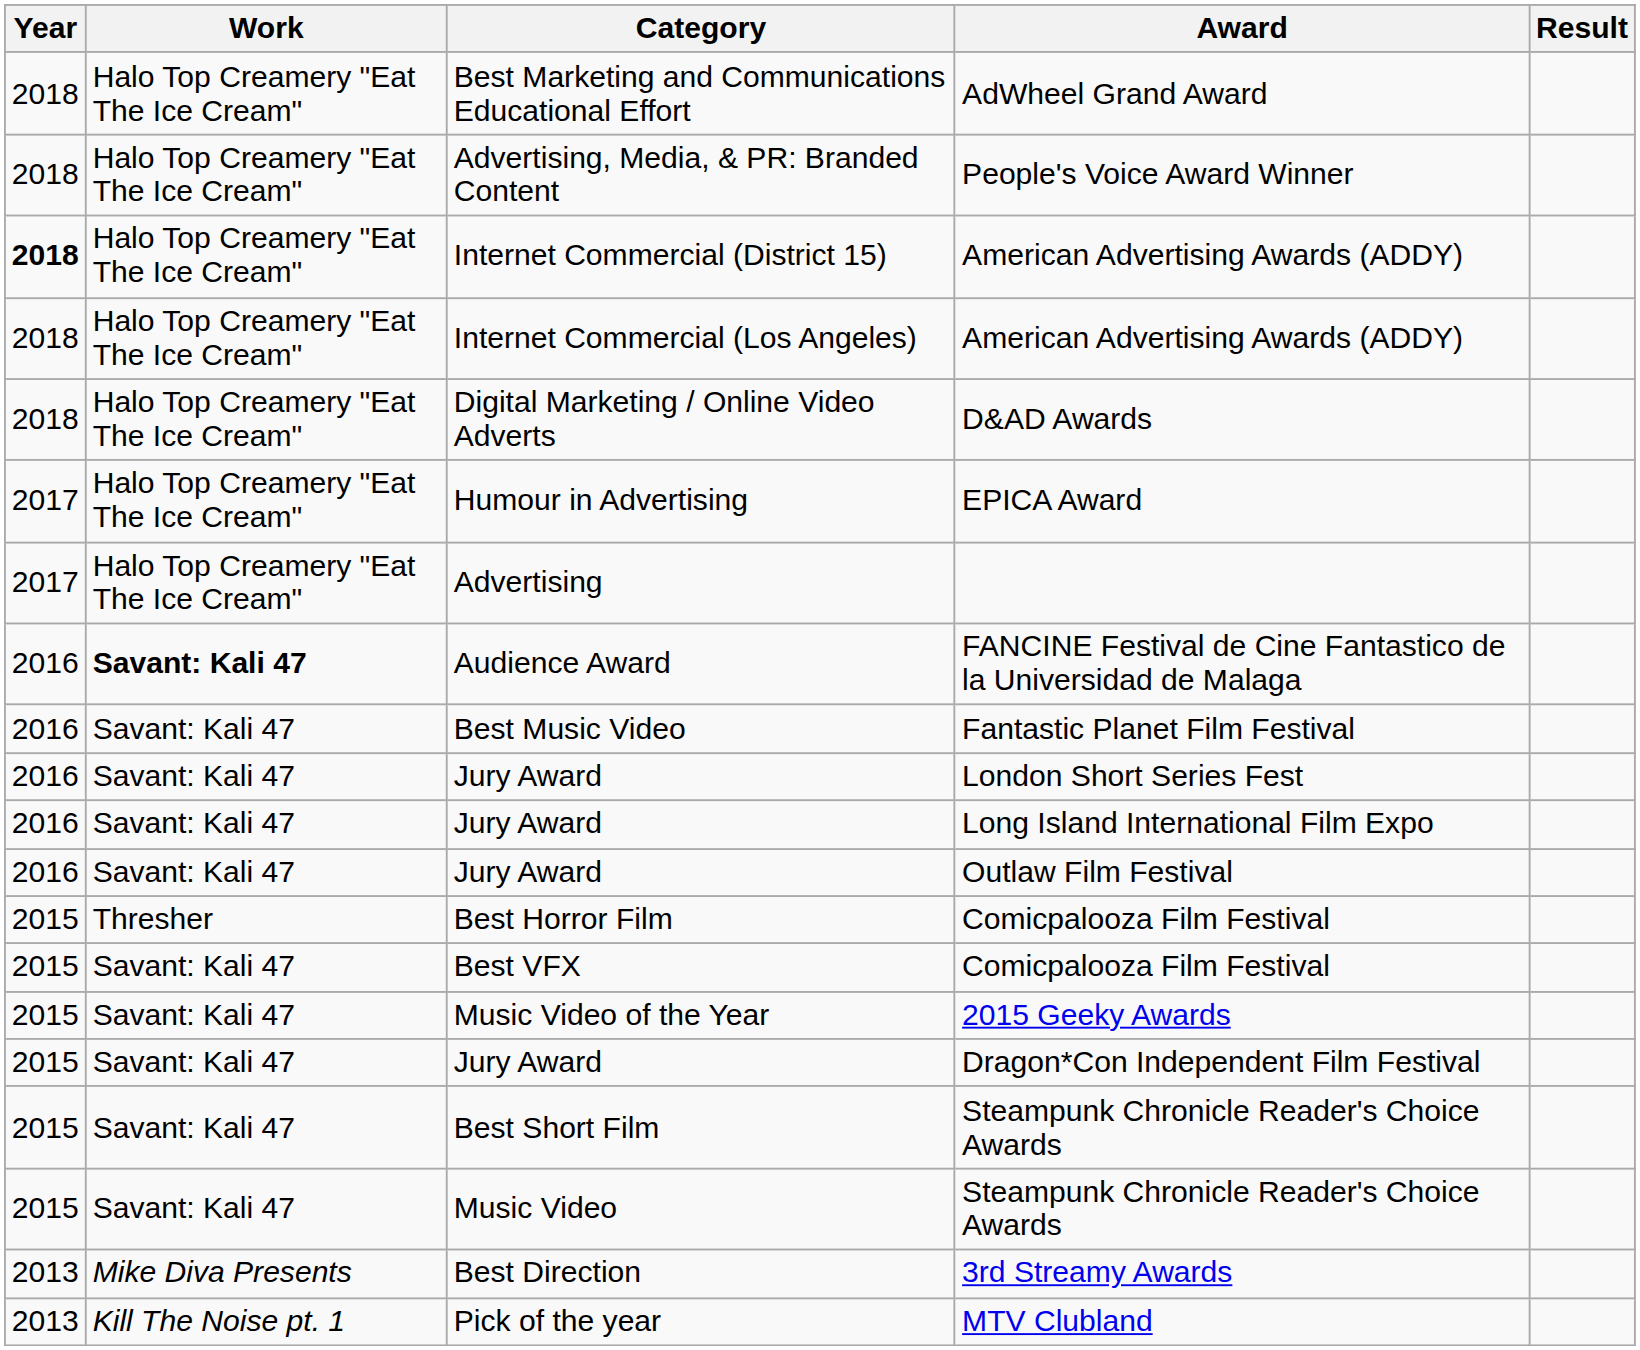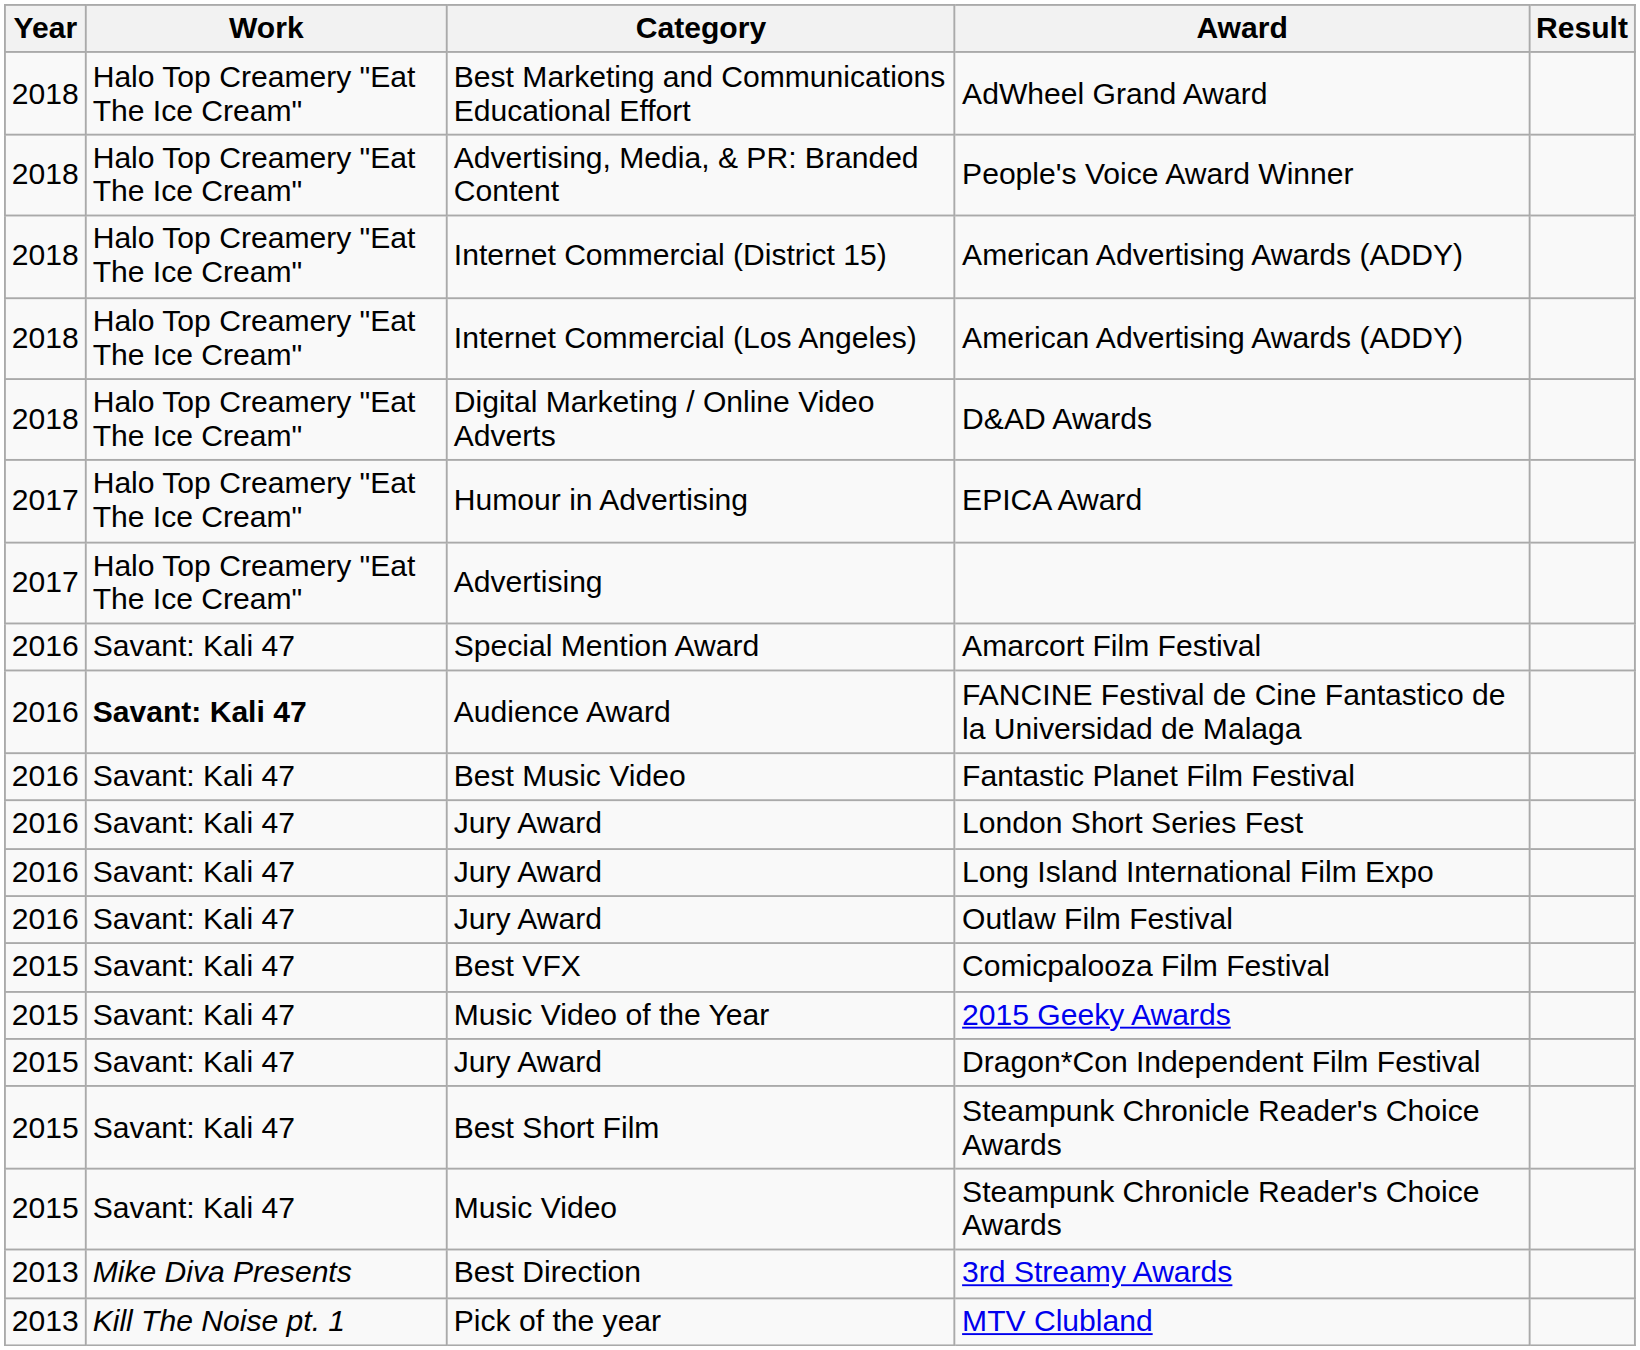(45, 256) bold -> (45, 256) normal
+ row: (607, 646)
- row: (563, 919)
